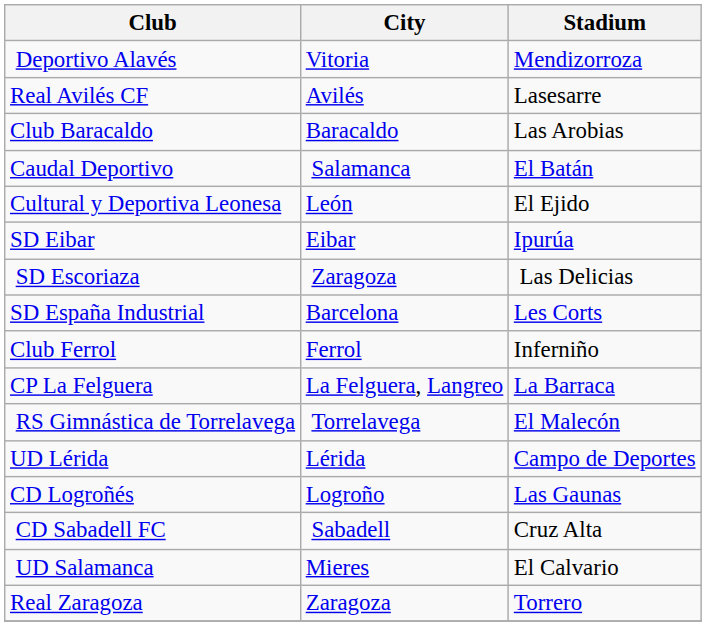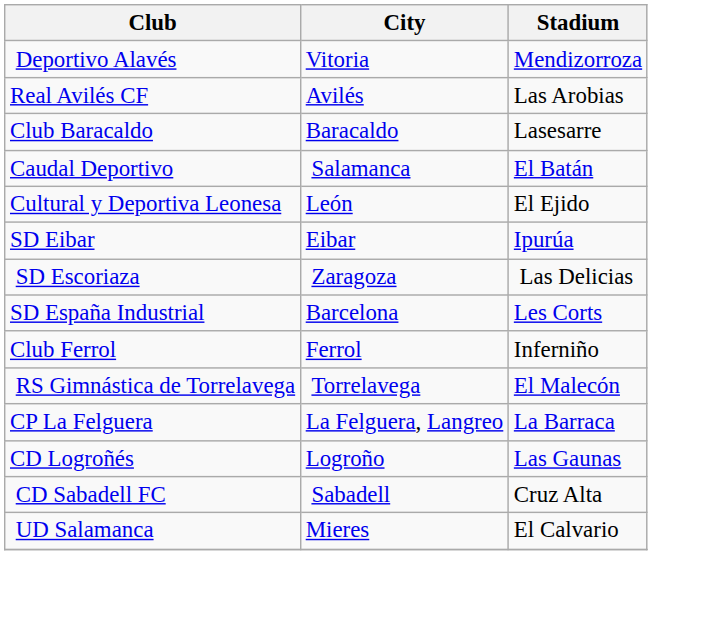(558, 95) Lasesarre -> (569, 95) Las Arobias
(569, 131) Las Arobias -> (558, 131) Lasesarre
rows swapped: (153, 421) <-> (81, 385)
- row: (59, 458)
- row: (76, 603)
